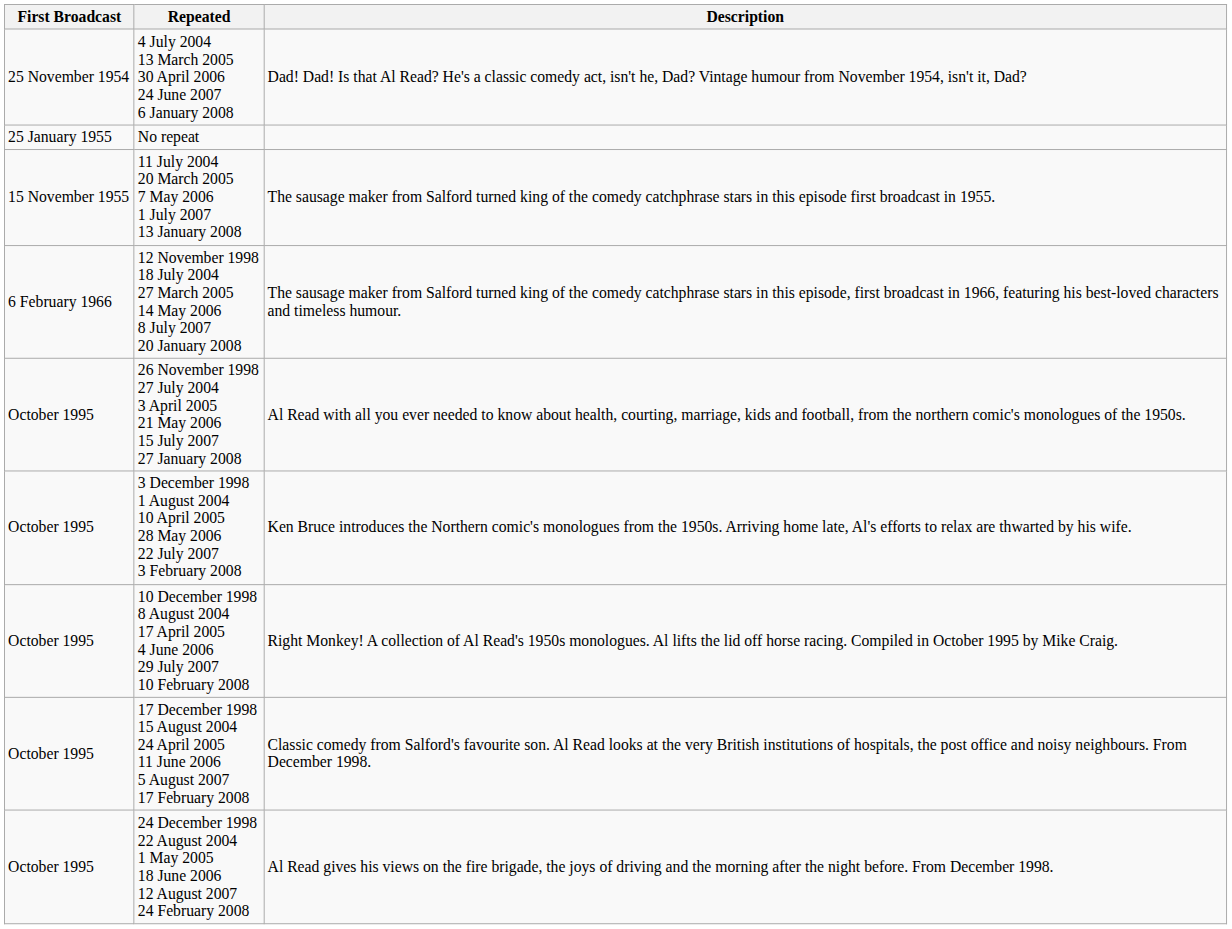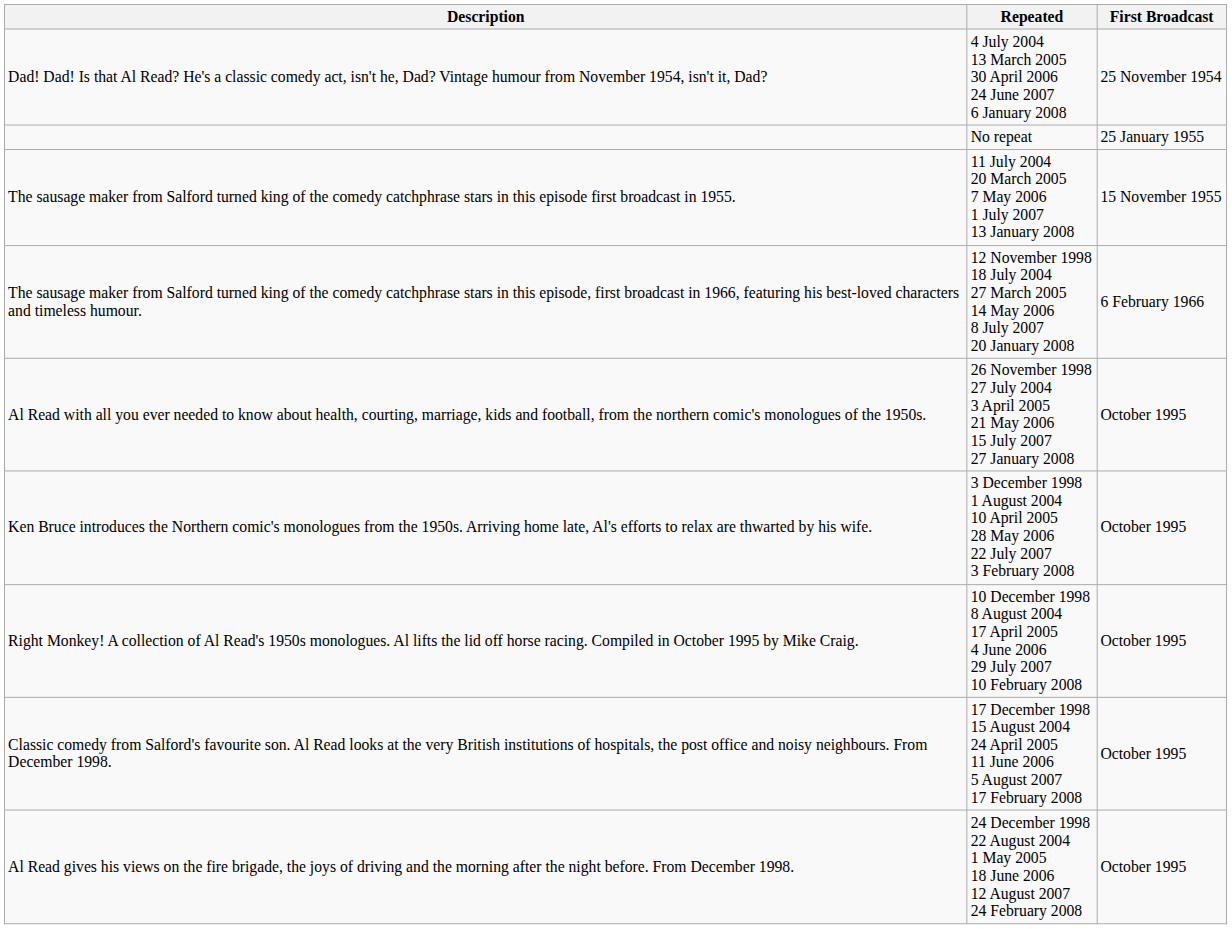columns swapped: (69, 16) <-> (745, 16)
